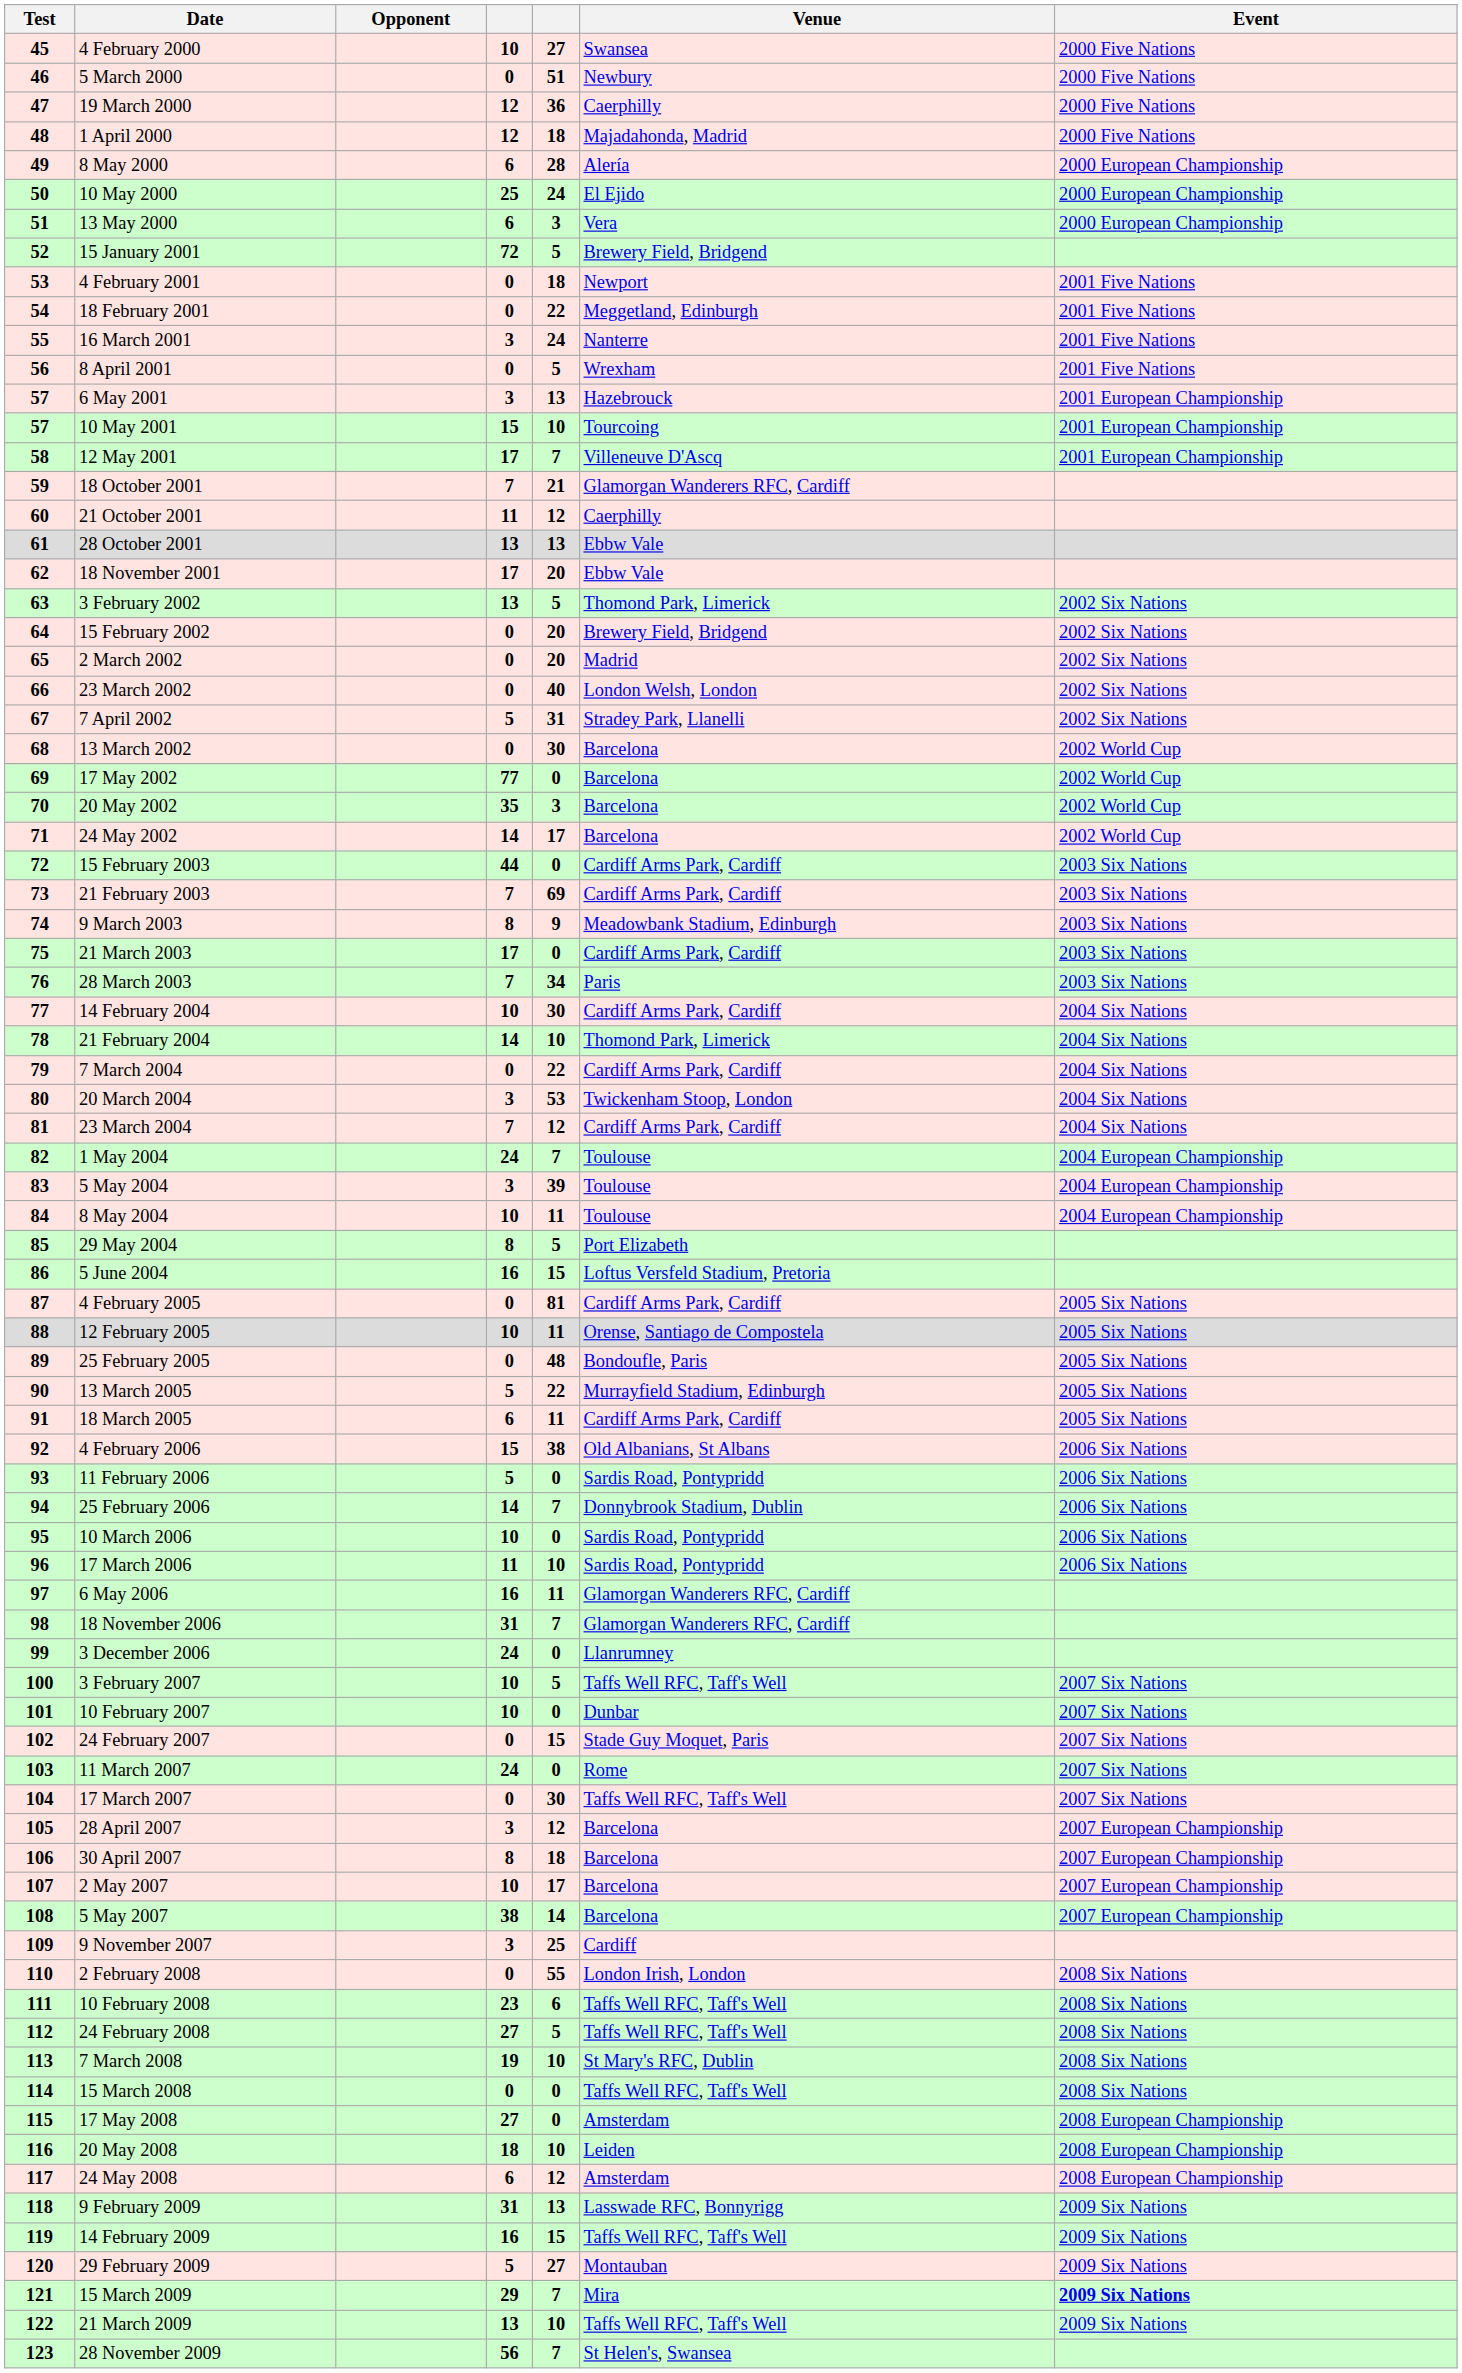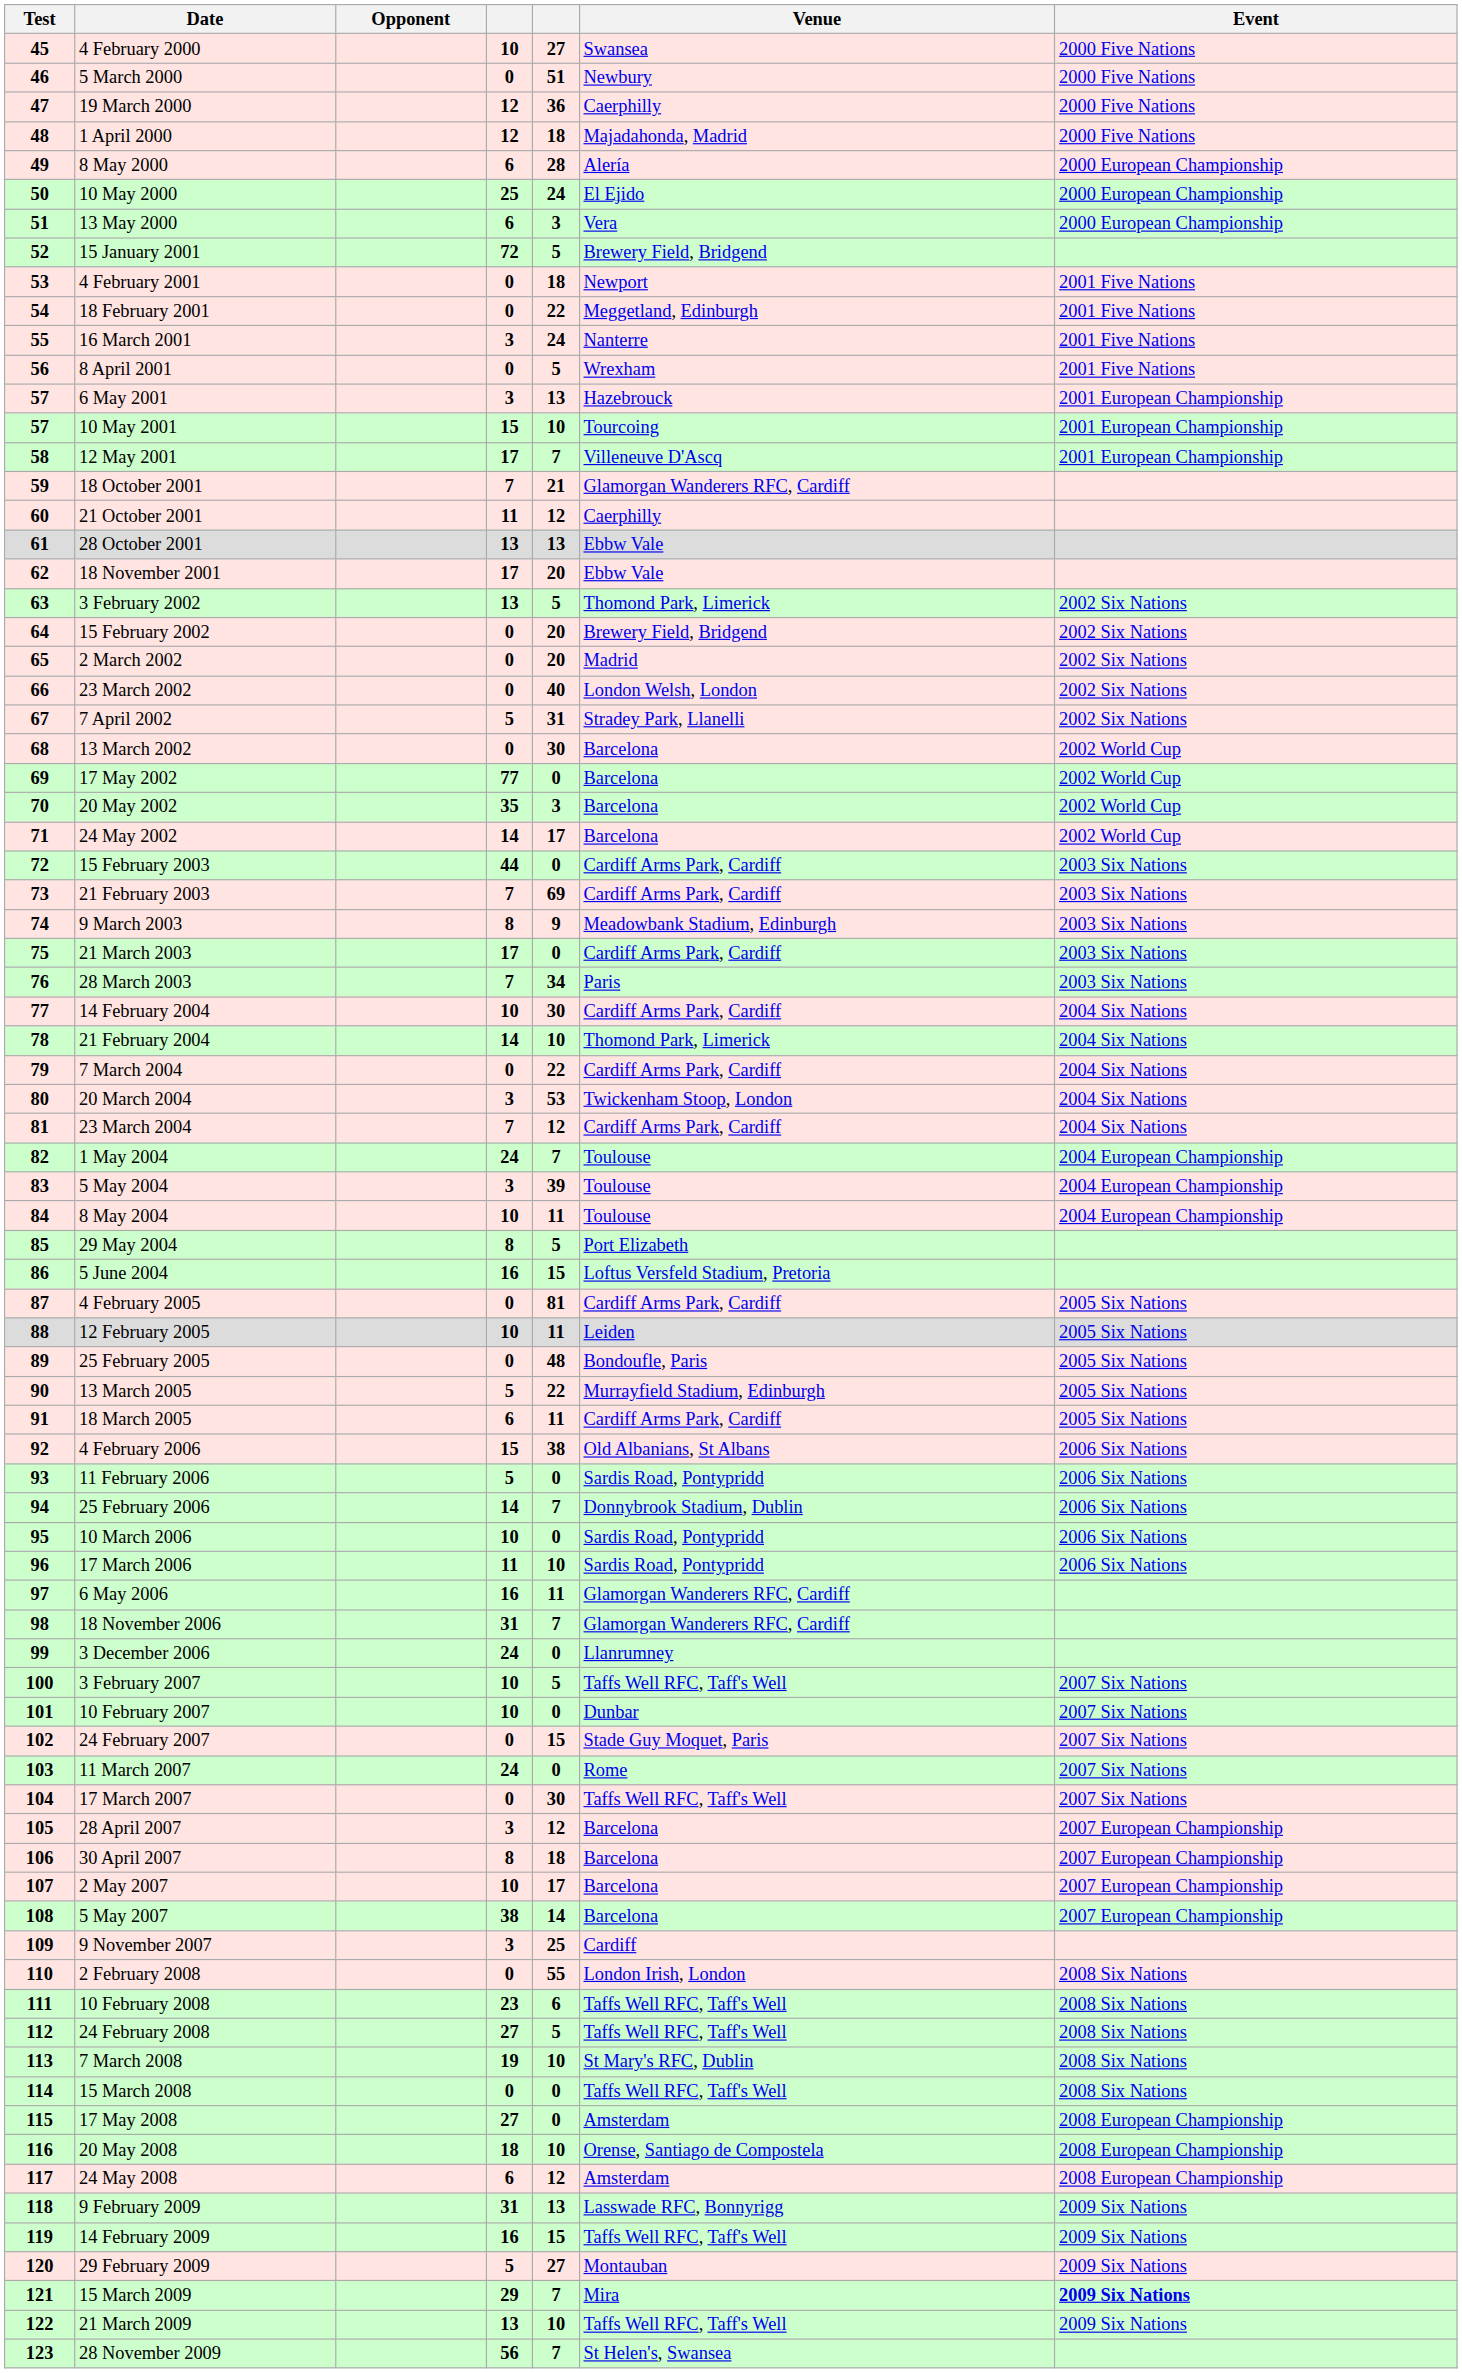(704, 1332) Orense, Santiago de Compostela -> (609, 1332) Leiden
(609, 2149) Leiden -> (704, 2149) Orense, Santiago de Compostela
